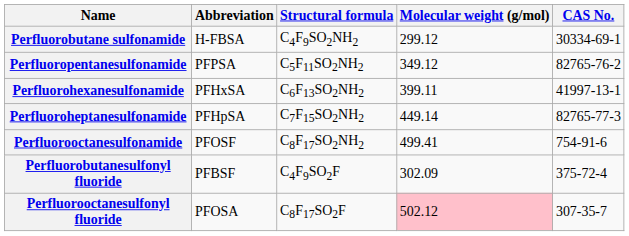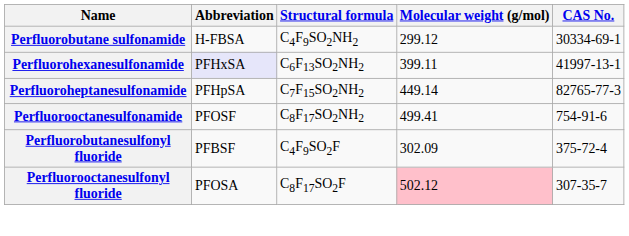- row: (98, 65)
(220, 90) no background -> (220, 65) lavender background
